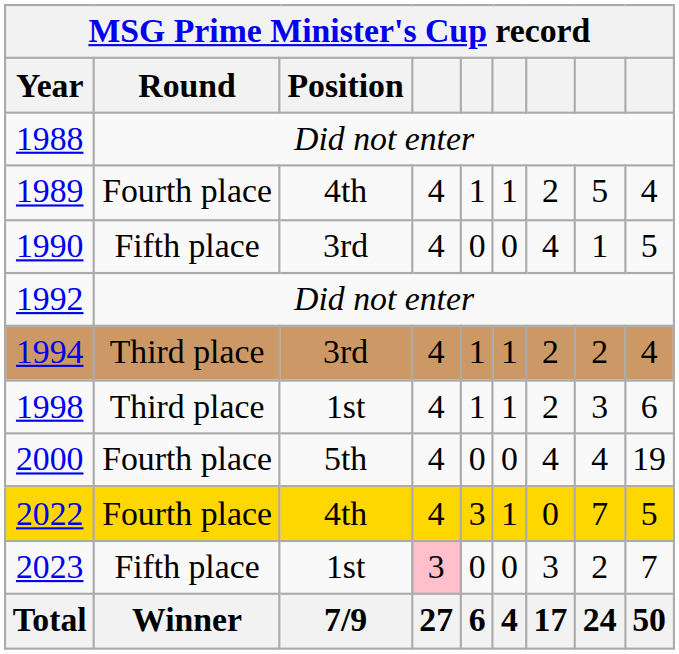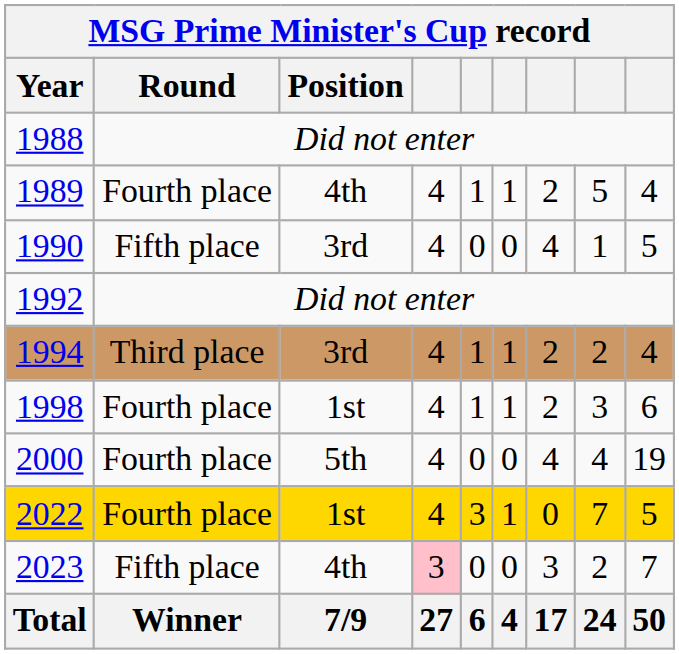(187, 406) Third place -> (187, 406) Fourth place
(346, 513) 4th -> (346, 513) 1st
(346, 566) 1st -> (346, 566) 4th
